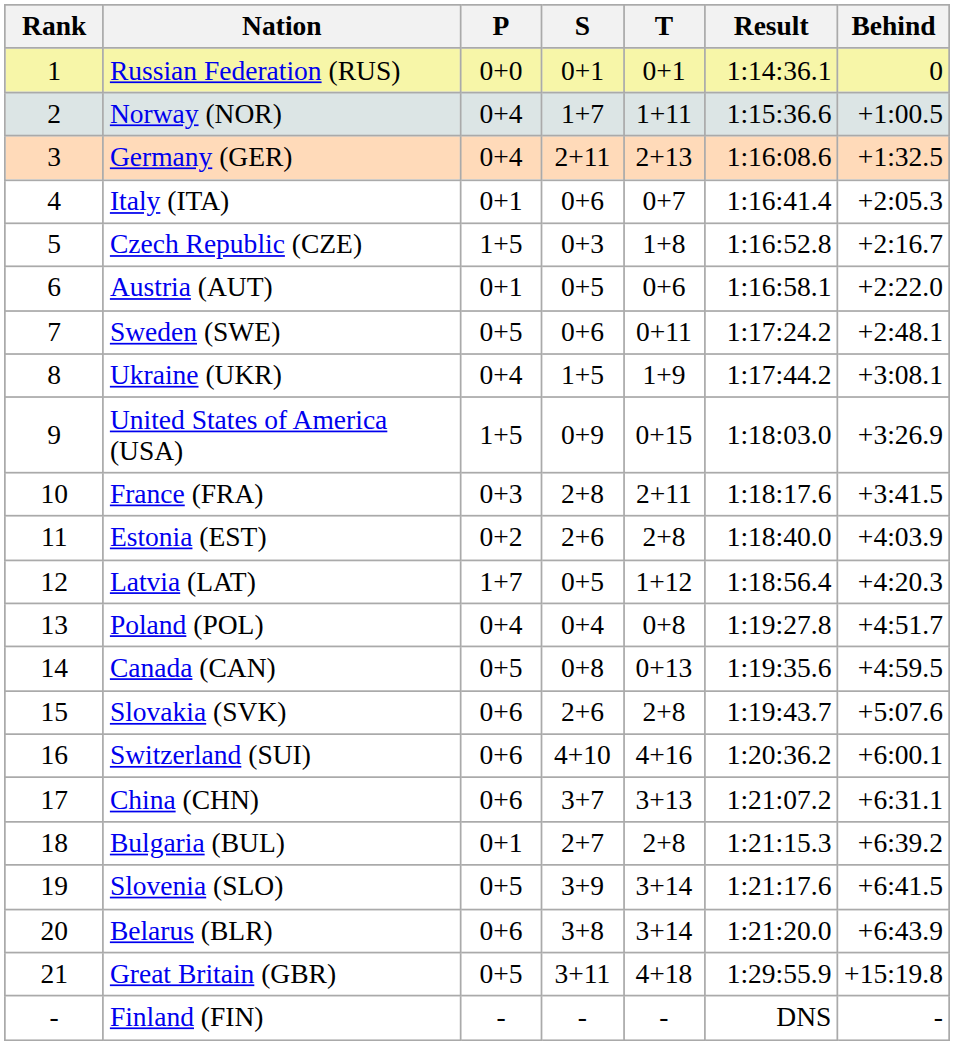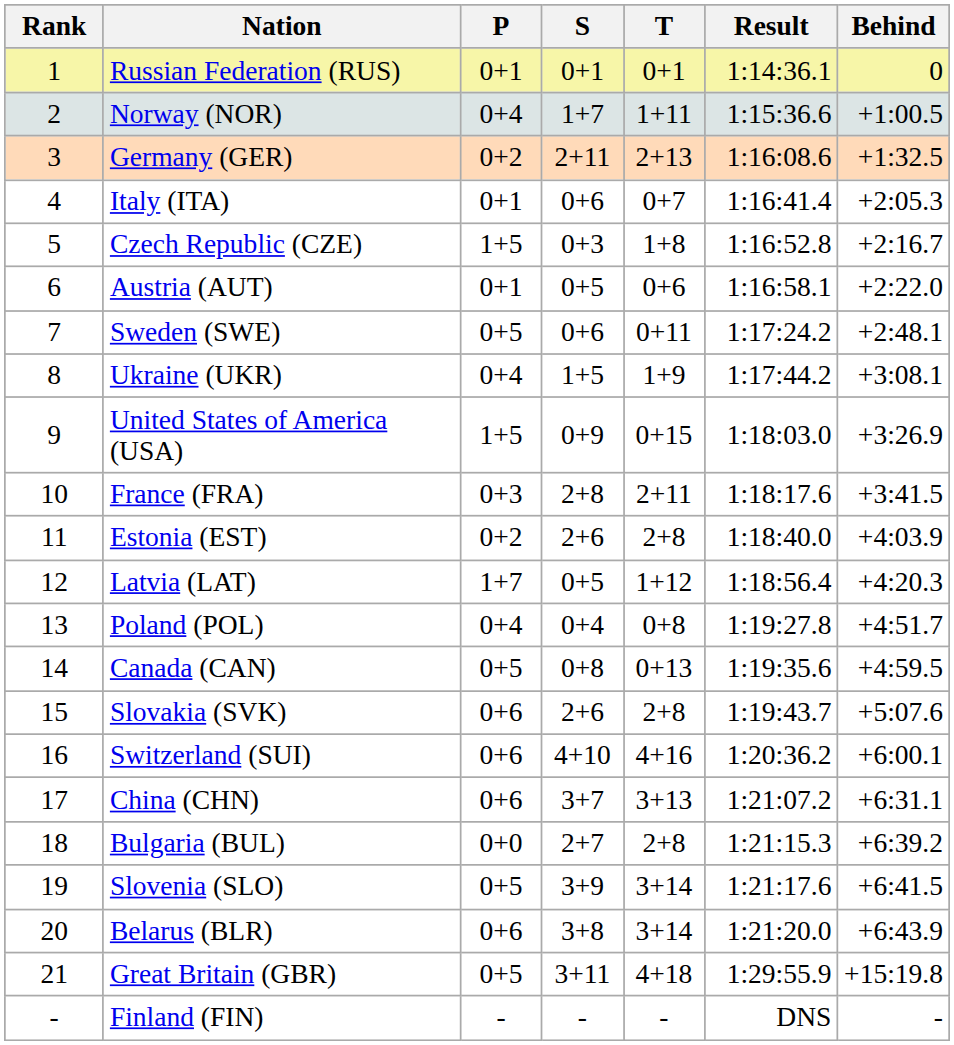(501, 69) 0+0 -> (501, 69) 0+1
(501, 157) 0+4 -> (501, 157) 0+2
(501, 842) 0+1 -> (501, 842) 0+0
